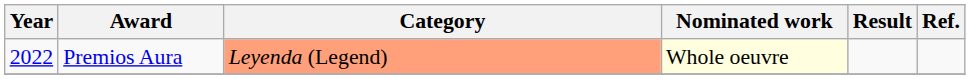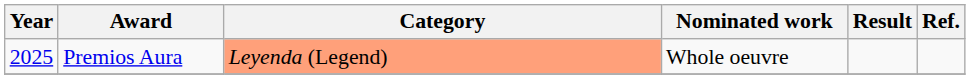(31, 56) 2022 -> (31, 56) 2025
(727, 56) lightyellow background -> (727, 56) no background
